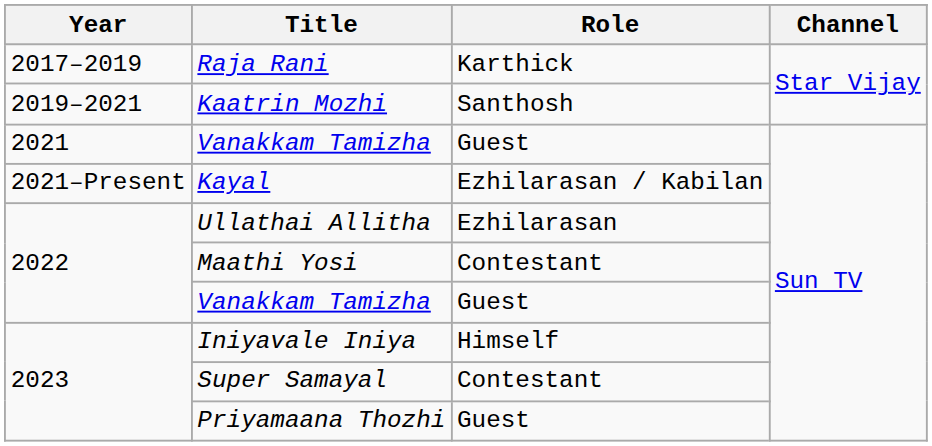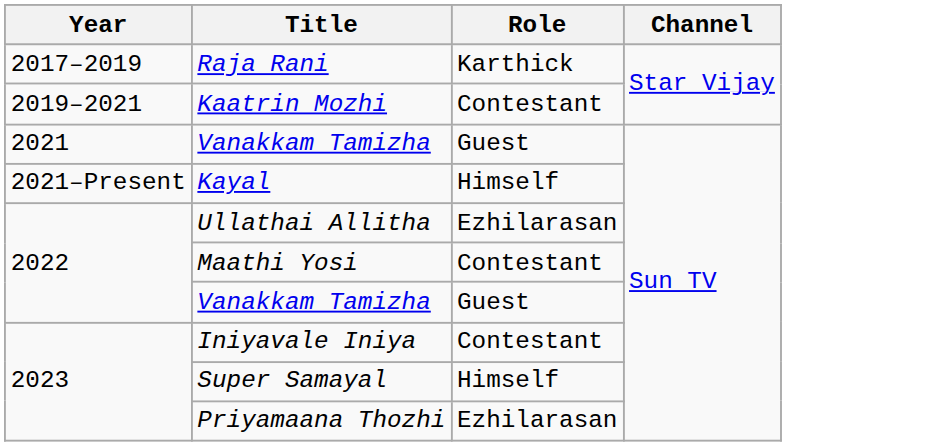(515, 104) Santhosh -> (530, 104) Contestant
(610, 183) Ezhilarasan / Kabilan -> (508, 183) Himself
(508, 342) Himself -> (530, 342) Contestant
(530, 381) Contestant -> (508, 381) Himself
(493, 421) Guest -> (537, 421) Ezhilarasan
